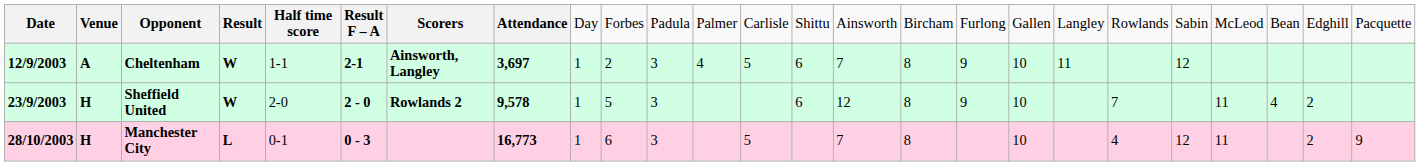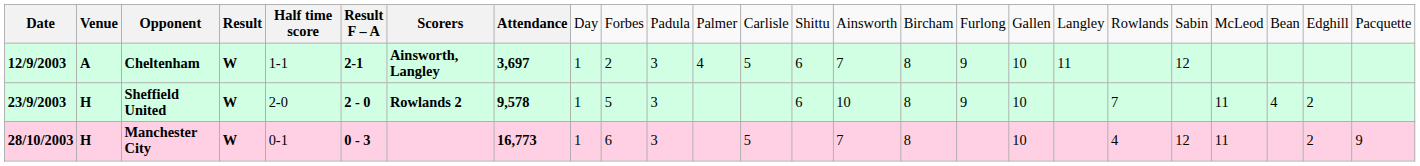(844, 102) 12 -> (844, 102) 10
(228, 141) L -> (230, 141) W
